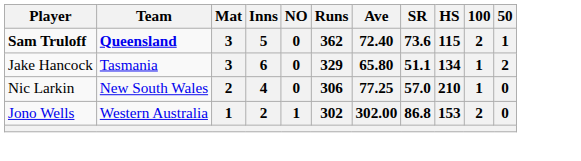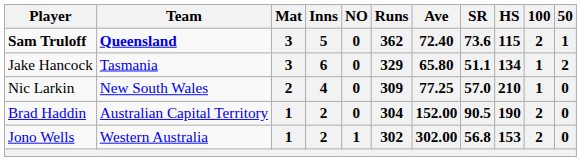(332, 88) 306 -> (392, 88) 309
+ row: (47, 112)
(418, 112) 86.8 -> (478, 137) 56.8
